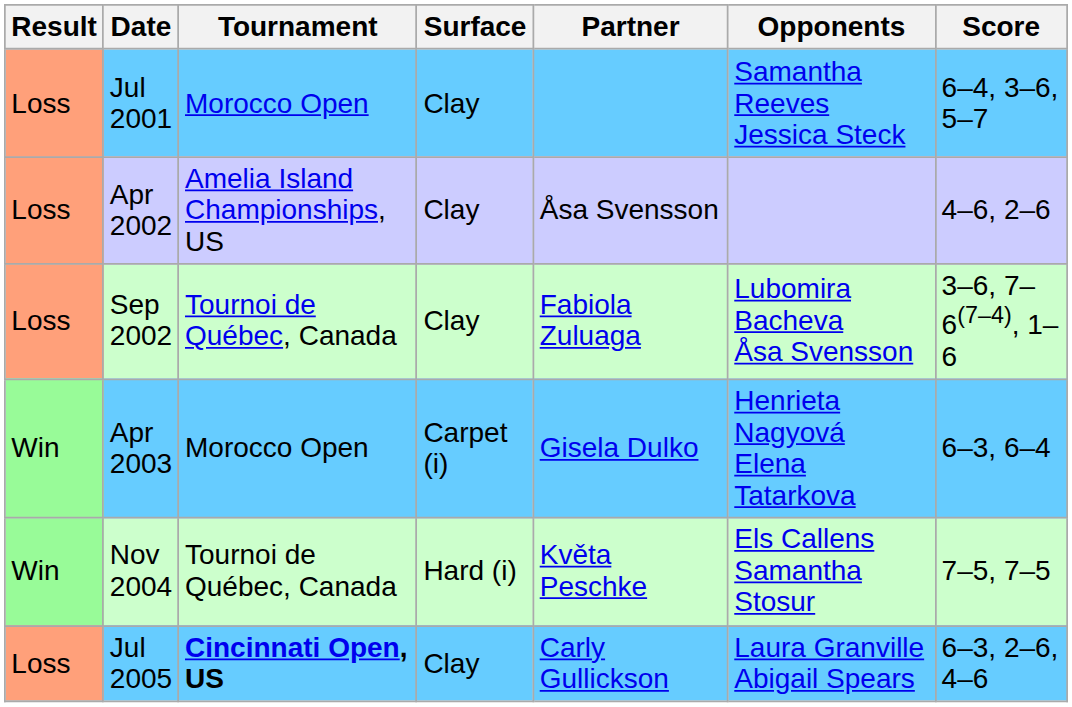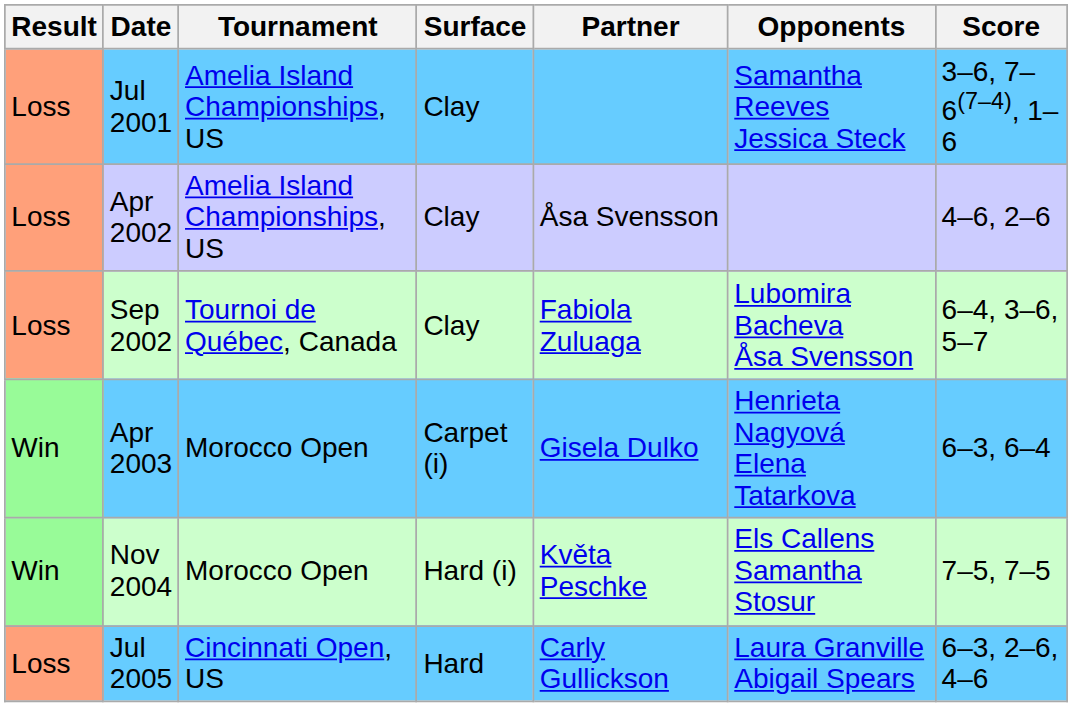(277, 102) Morocco Open -> (285, 106) Amelia Island Championships, US
(1000, 102) 6–4, 3–6, 5–7 -> (1000, 106) 3–6, 7–6(7–4), 1–6
(1000, 321) 3–6, 7–6(7–4), 1–6 -> (1000, 324) 6–4, 3–6, 5–7
(291, 571) Tournoi de Québec, Canada -> (277, 571) Morocco Open
(296, 662) bold -> (289, 662) normal
(451, 662) Clay -> (454, 662) Hard
